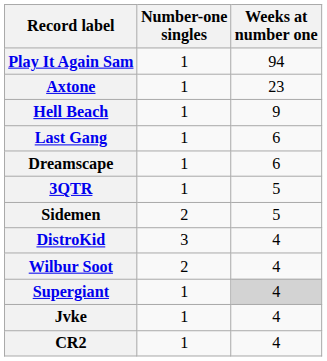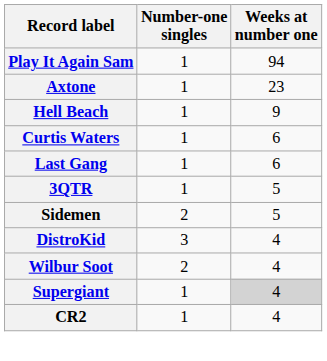+ row: (71, 138)
- row: (71, 163)
- row: (71, 317)
